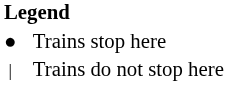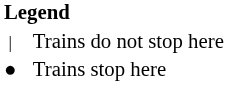rows swapped: (99, 41) <-> (128, 69)
